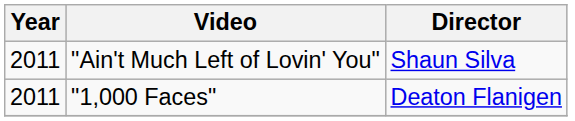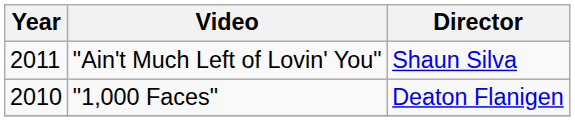(35, 97) 2011 -> (36, 97) 2010
